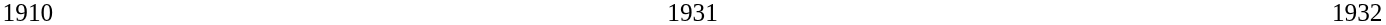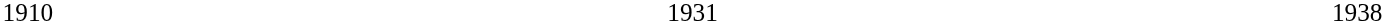(1357, 12) 1932 -> (1357, 12) 1938
